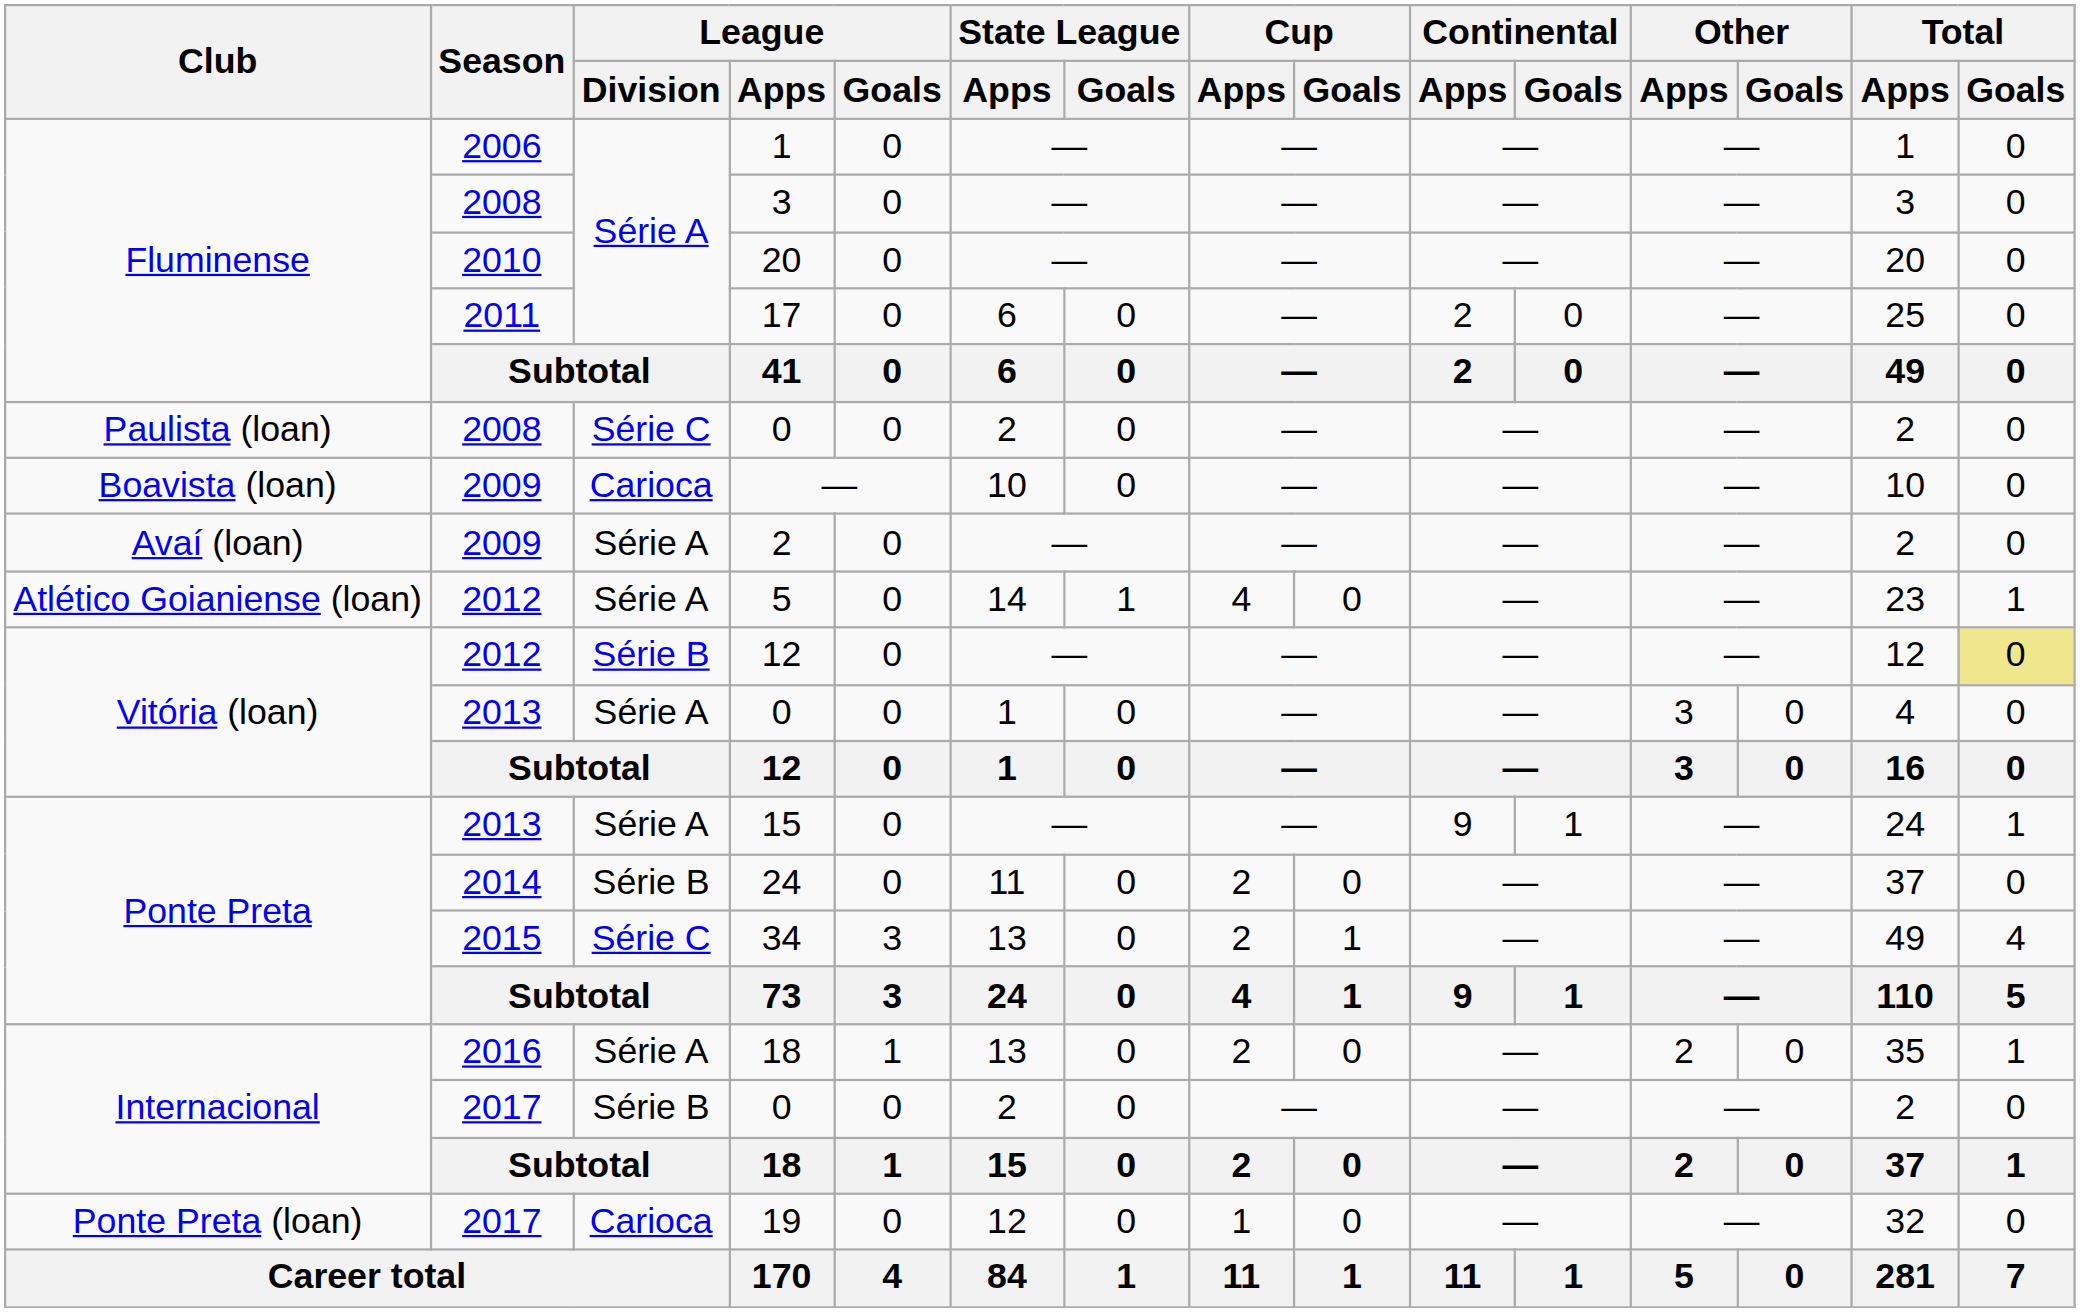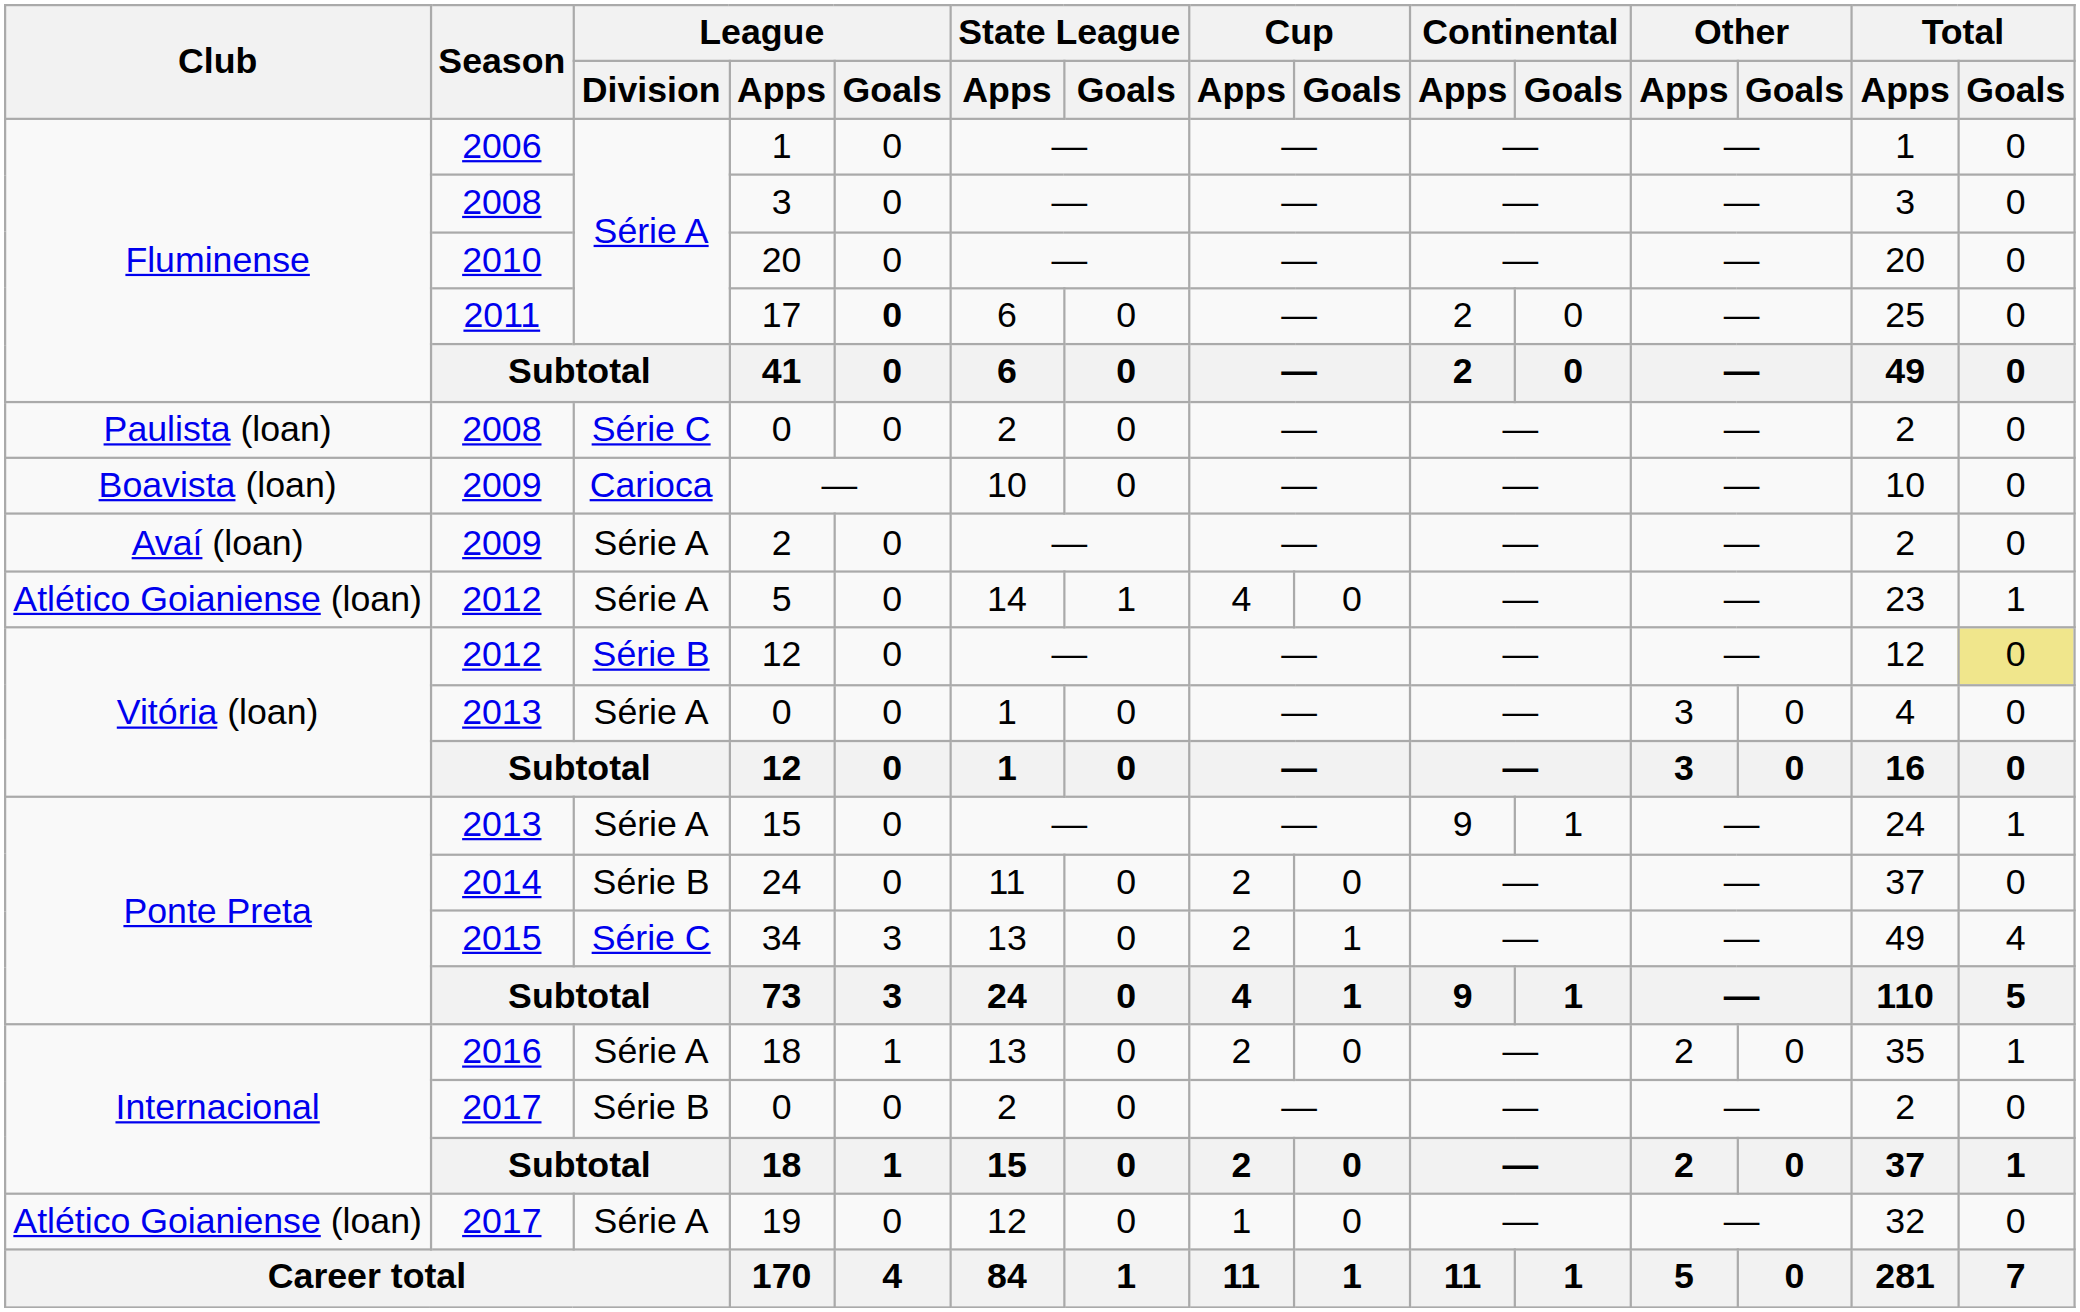(892, 315) normal -> (892, 315) bold
(218, 1221) Ponte Preta (loan) -> (218, 1221) Atlético Goianiense (loan)
(651, 1221) Carioca -> (651, 1221) Série A
